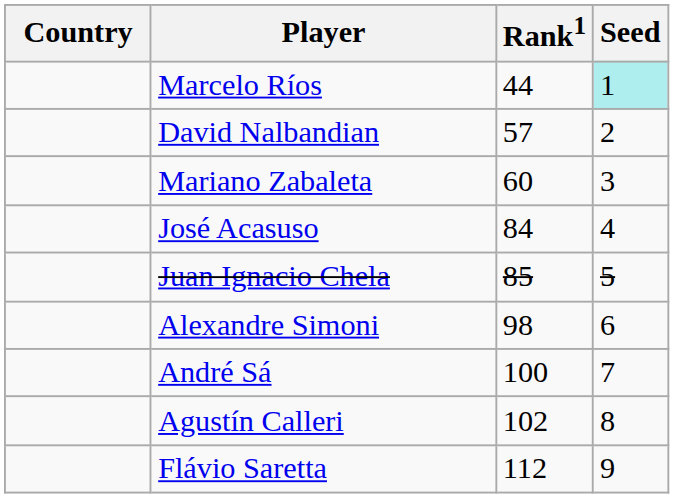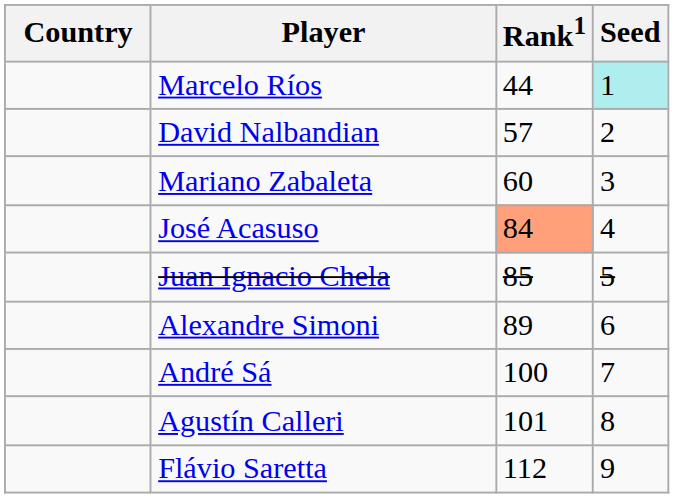(518, 228) no background -> (518, 228) lightsalmon background
(518, 324) 98 -> (518, 324) 89
(526, 420) 102 -> (526, 420) 101
